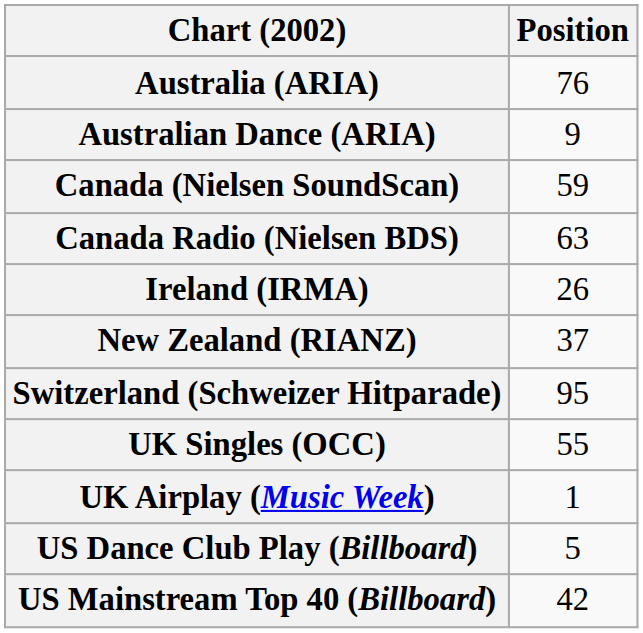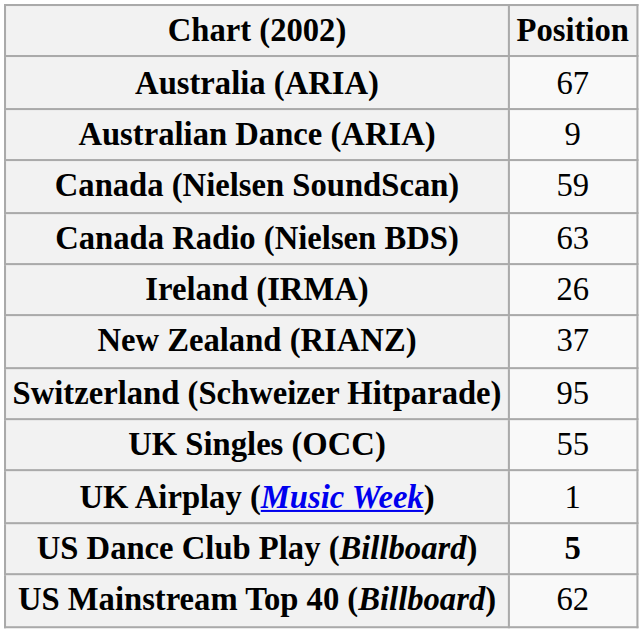(573, 82) 76 -> (573, 82) 67
(573, 548) normal -> (573, 548) bold
(573, 599) 42 -> (573, 599) 62
